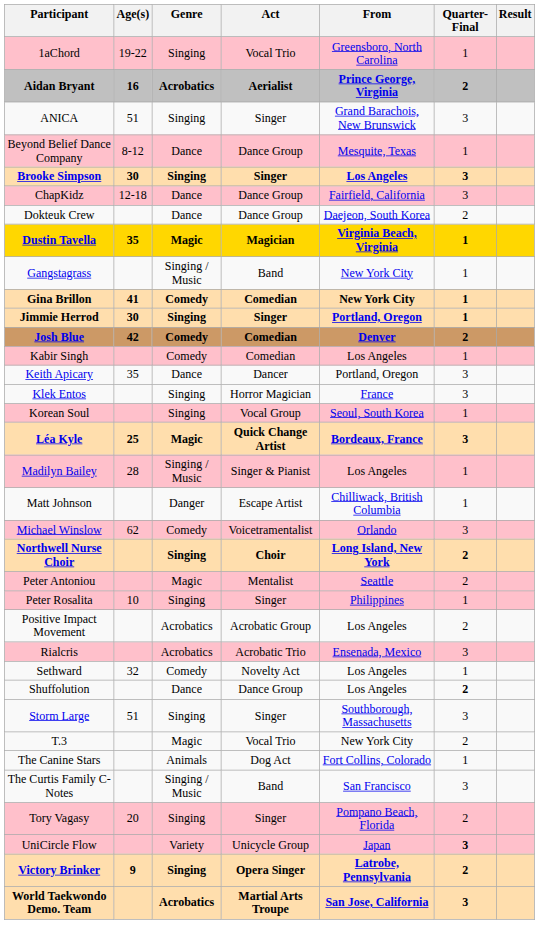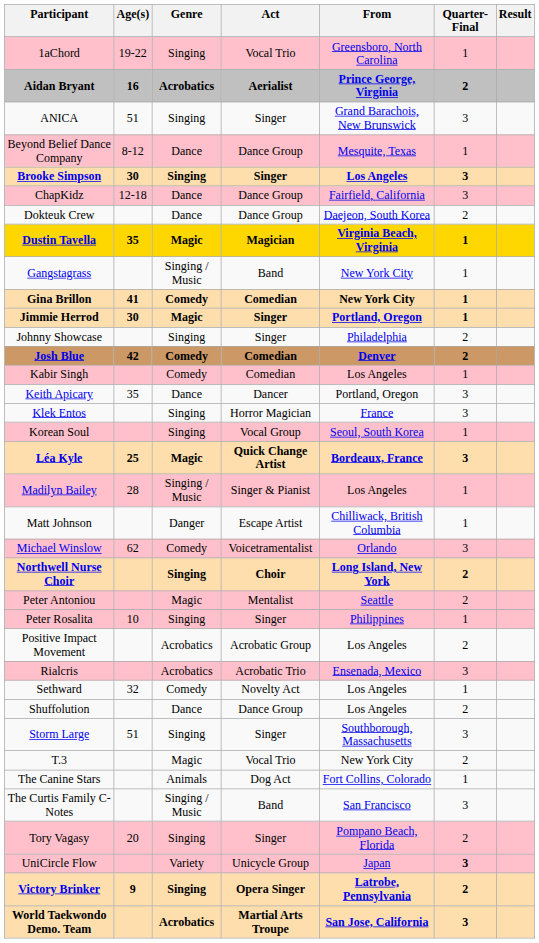(187, 317) Singing -> (187, 317) Magic
+ row: (59, 336)
(465, 689) bold -> (465, 708) normal
